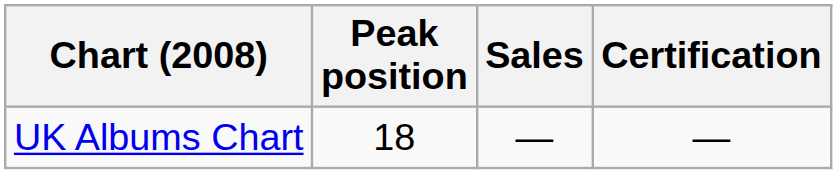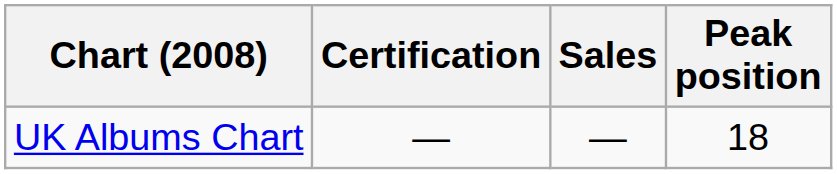columns swapped: (394, 55) <-> (711, 55)
